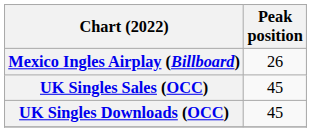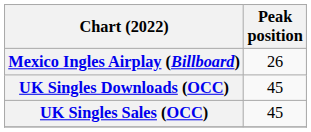rows swapped: (124, 87) <-> (124, 113)
